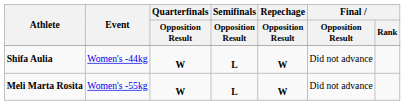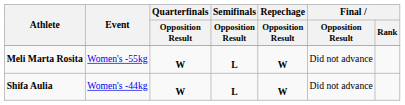rows swapped: (30, 59) <-> (45, 86)
